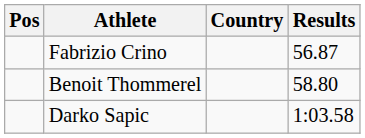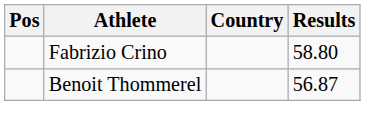(315, 52) 56.87 -> (315, 52) 58.80
(315, 84) 58.80 -> (315, 84) 56.87
- row: (99, 116)
